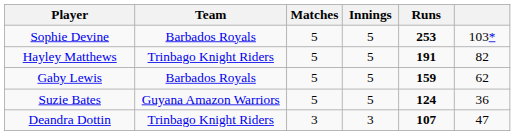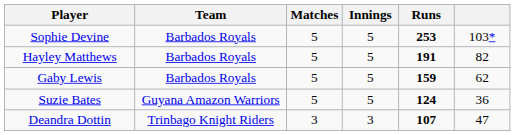(211, 57) Trinbago Knight Riders -> (211, 57) Barbados Royals
